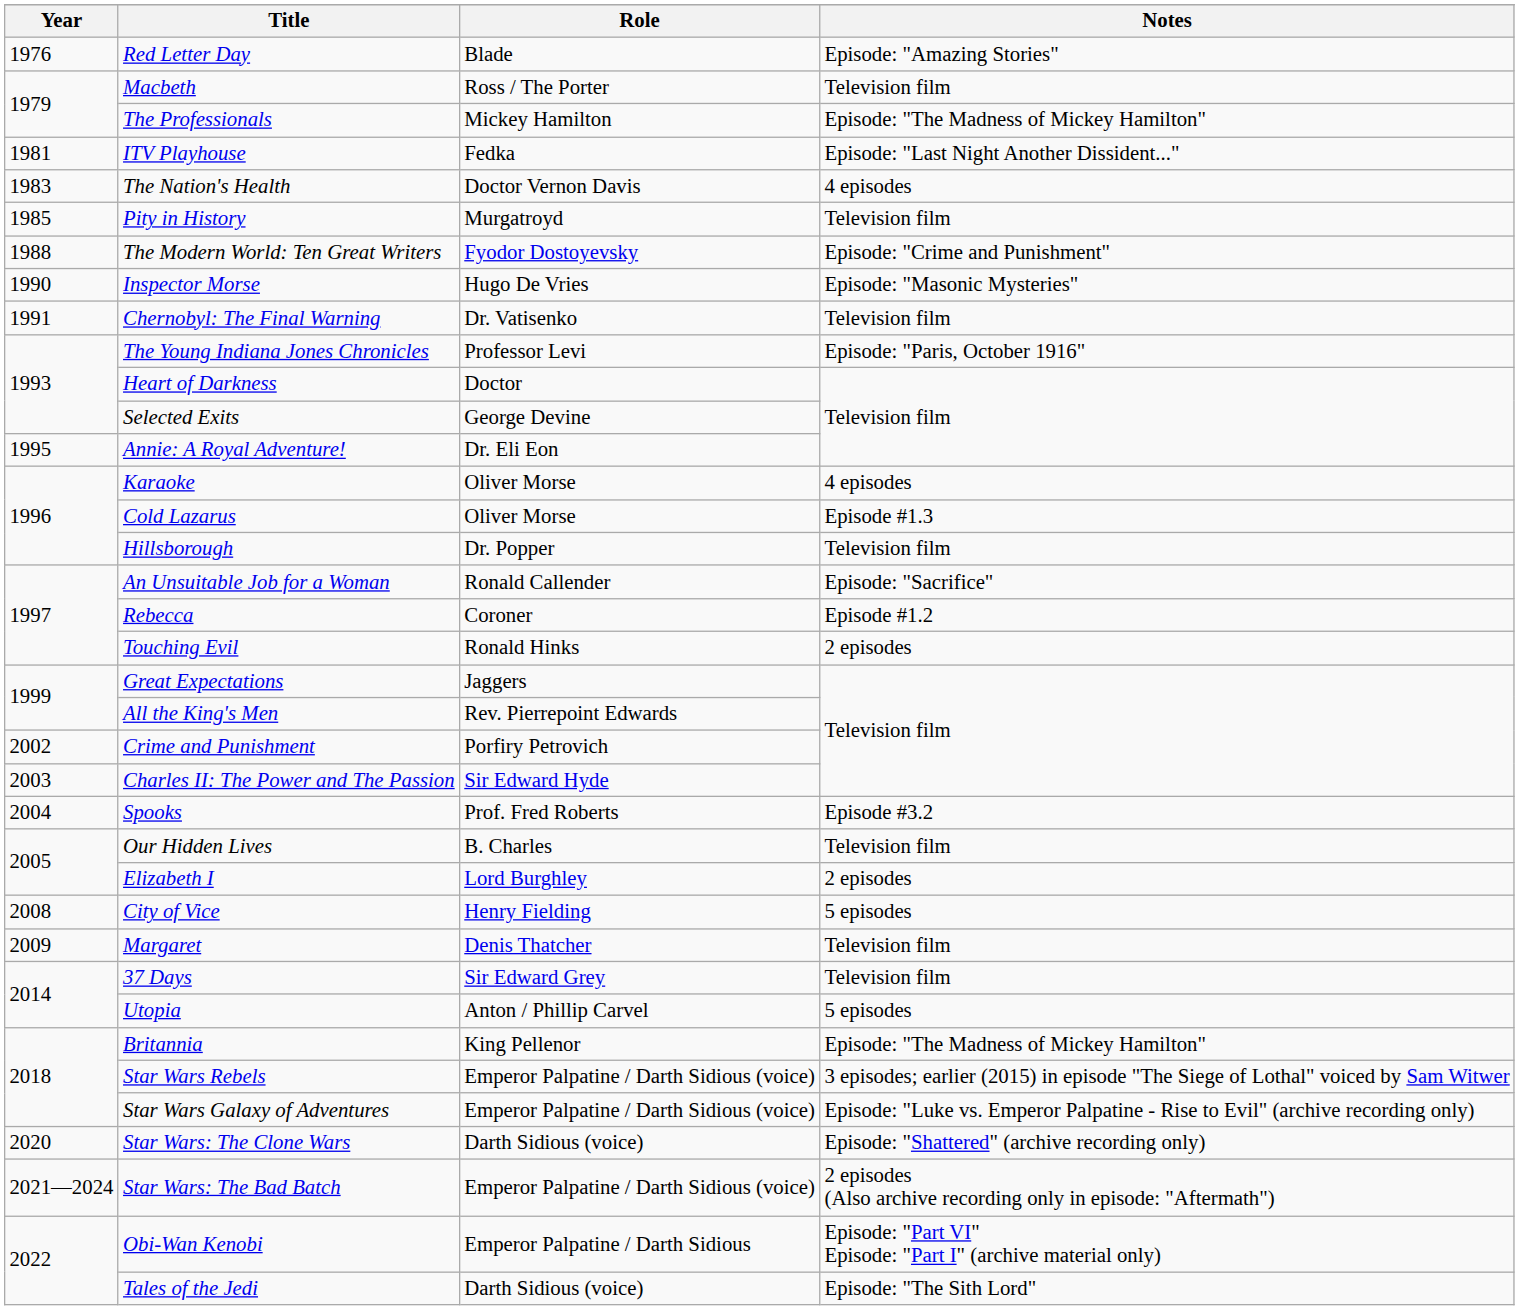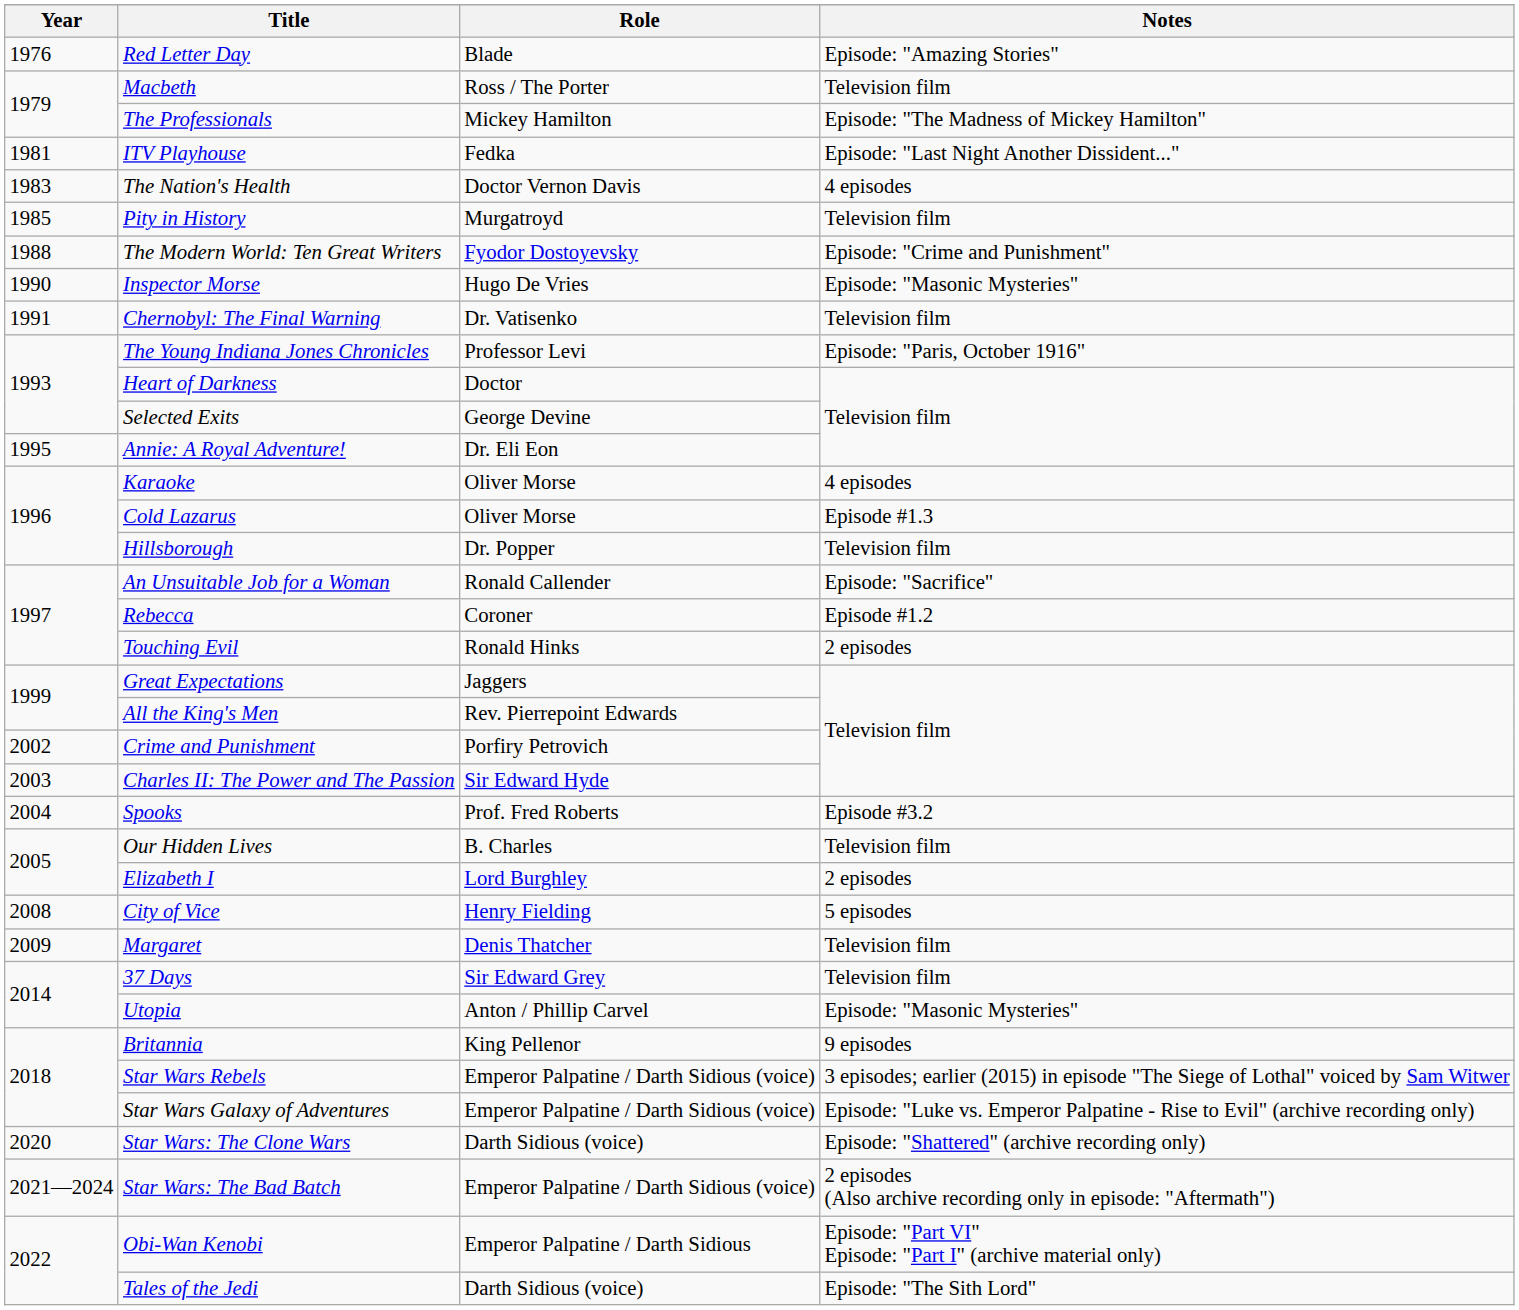(868, 1010) 5 episodes -> (951, 1010) Episode: "Masonic Mysteries"
(1015, 1043) Episode: "The Madness of Mickey Hamilton" -> (868, 1043) 9 episodes
